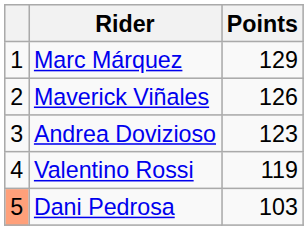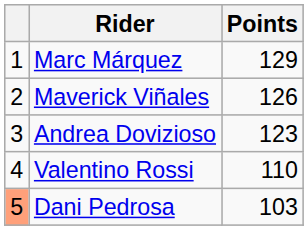(279, 171) 119 -> (279, 171) 110
